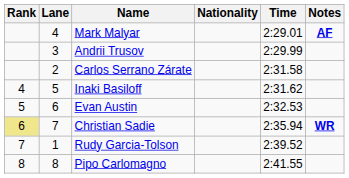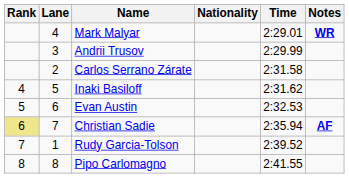(325, 32) AF -> (325, 32) WR
(325, 126) WR -> (325, 126) AF
